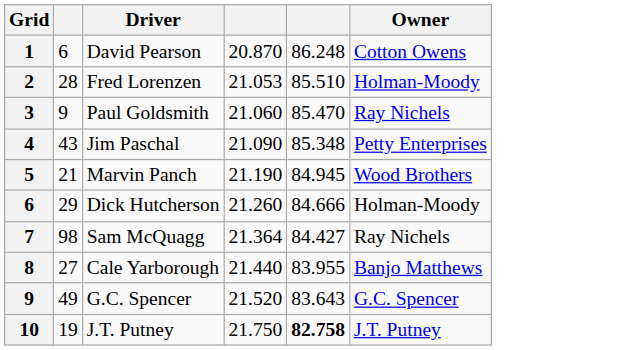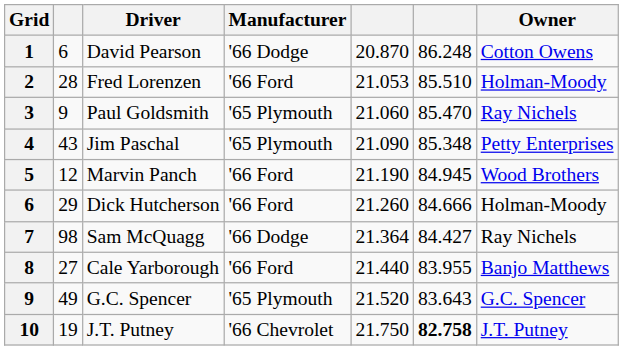+ column: (287, 19)
(68, 174) 21 -> (68, 174) 12
